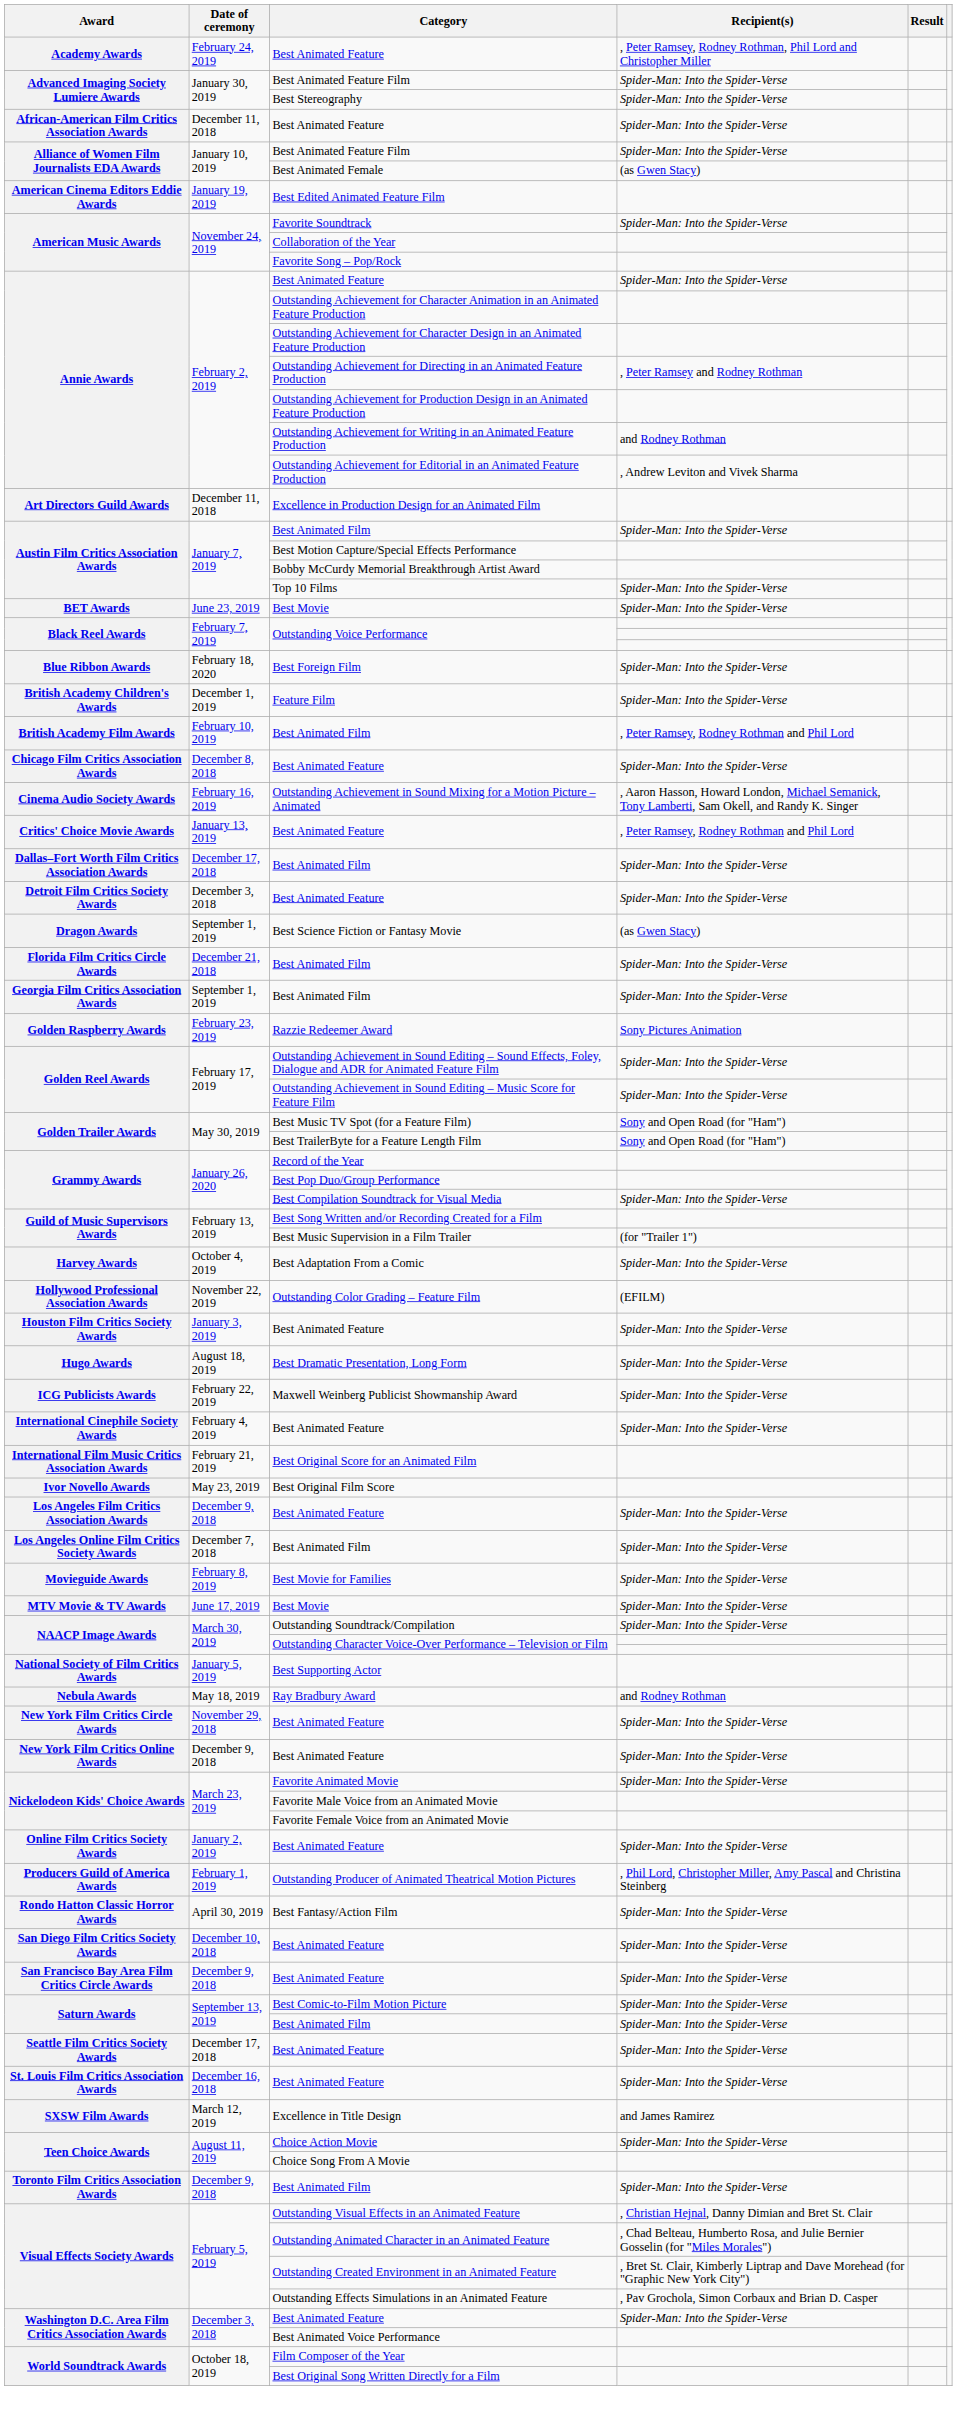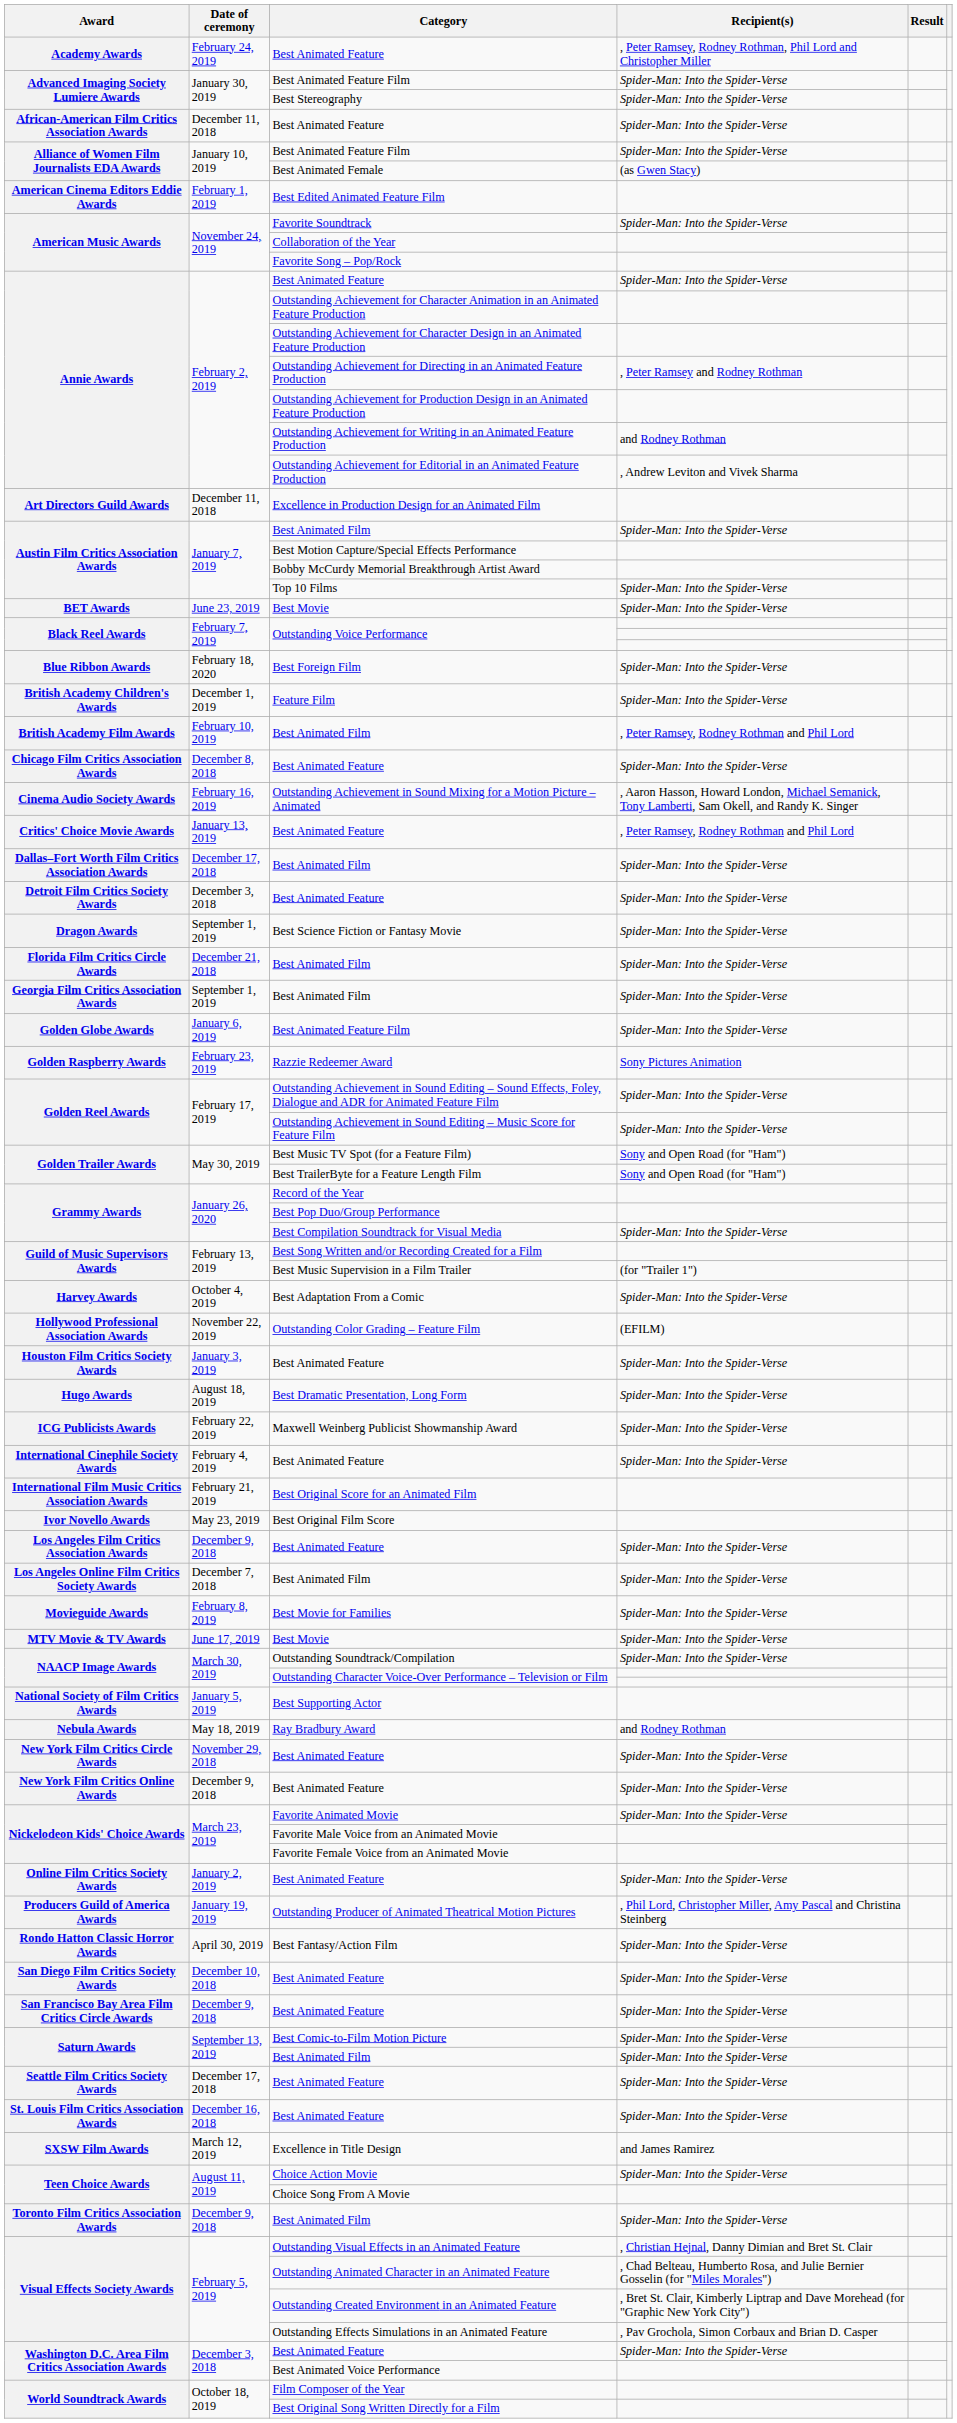(220, 197) January 19, 2019 -> (220, 197) February 1, 2019
(660, 930) (as Gwen Stacy) -> (704, 930) Spider-Man: Into the Spider-Verse
+ row: (97, 1029)
(220, 1879) February 1, 2019 -> (220, 1912) January 19, 2019
